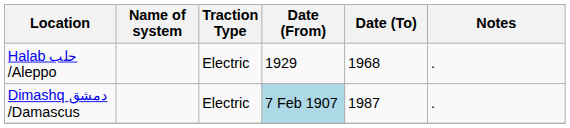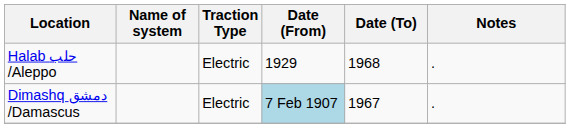(364, 103) 1987 -> (364, 103) 1967
